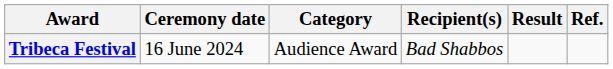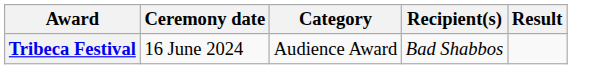- column: (587, 19)
